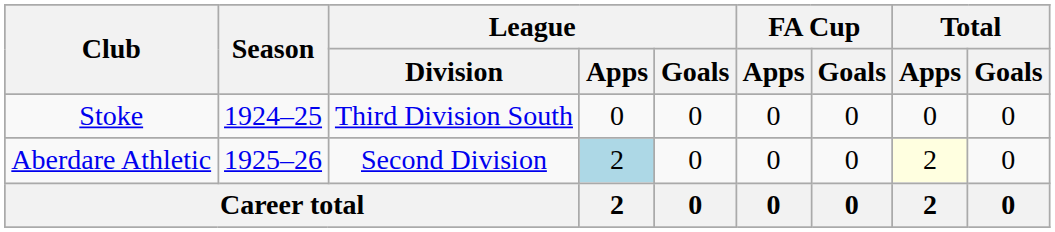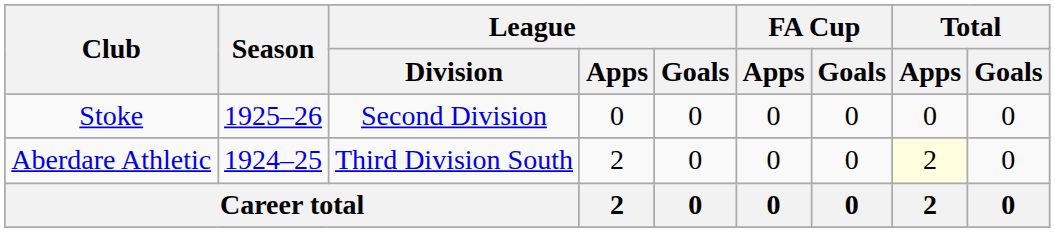(273, 115) 1924–25 -> (273, 115) 1925–26
(454, 115) Third Division South -> (454, 115) Second Division
(273, 159) 1925–26 -> (273, 159) 1924–25
(454, 159) Second Division -> (454, 159) Third Division South
(617, 159) lightblue background -> (617, 159) no background
